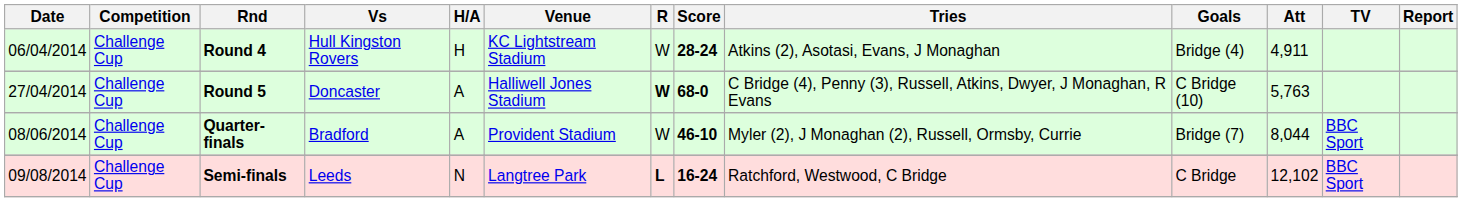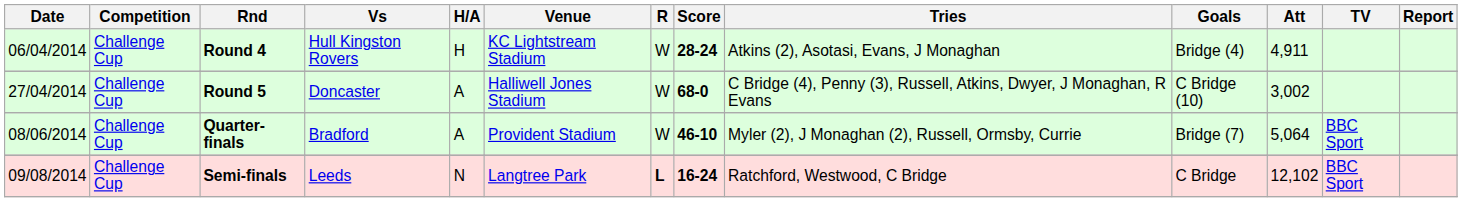(662, 92) bold -> (662, 92) normal
(1290, 92) 5,763 -> (1290, 92) 3,002
(1290, 134) 8,044 -> (1290, 134) 5,064
